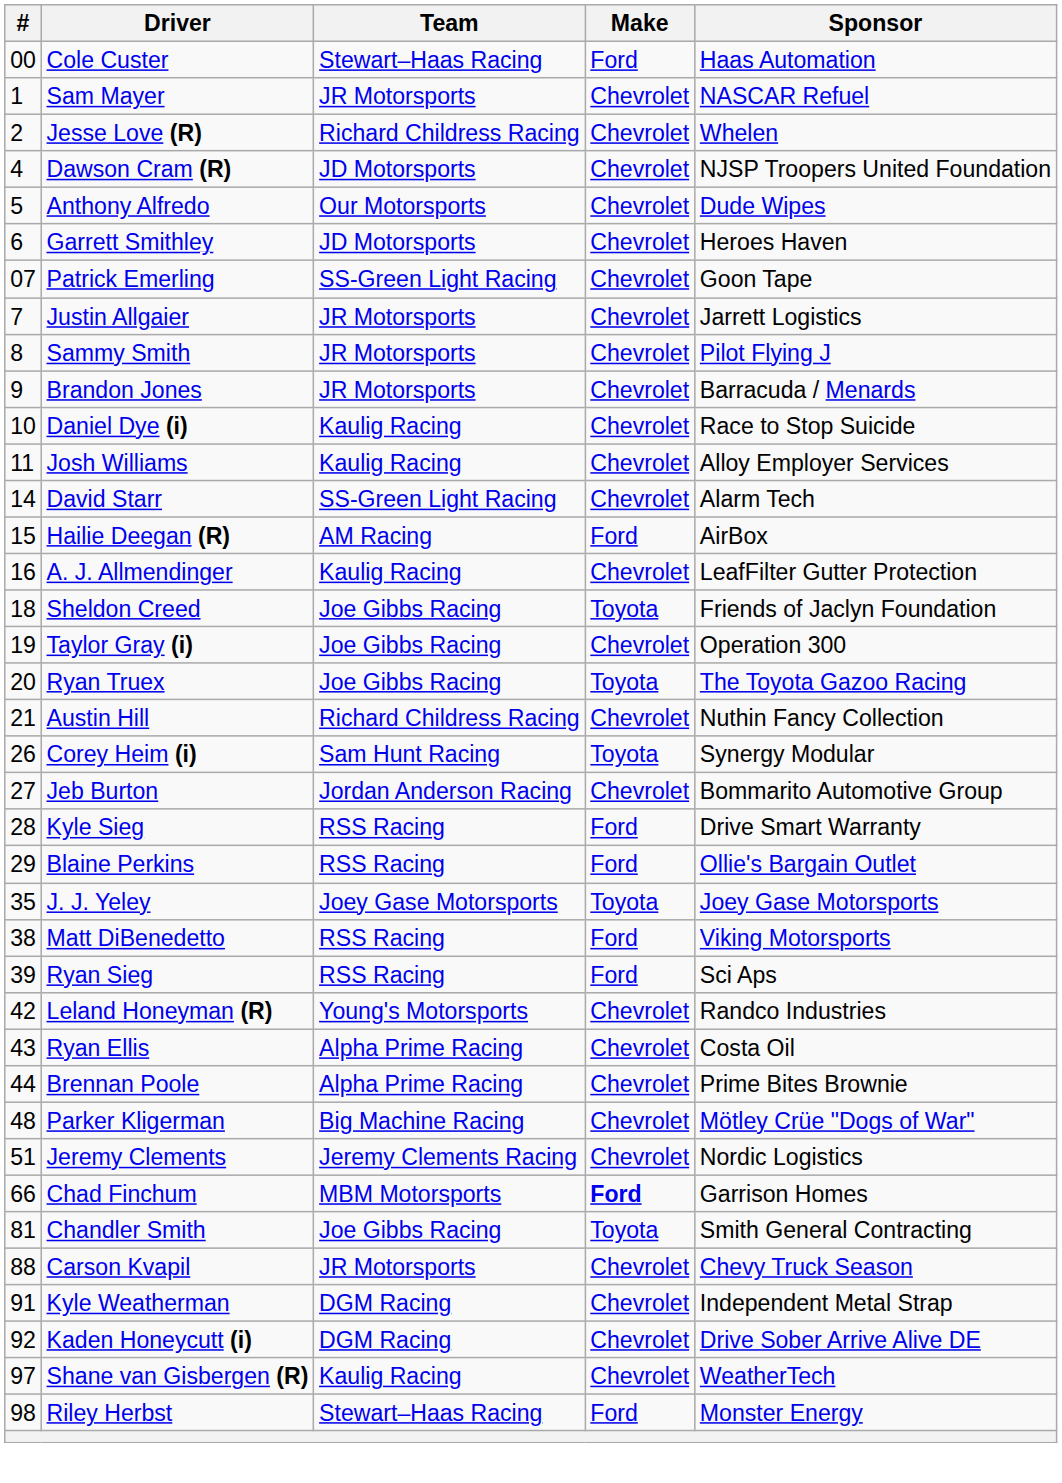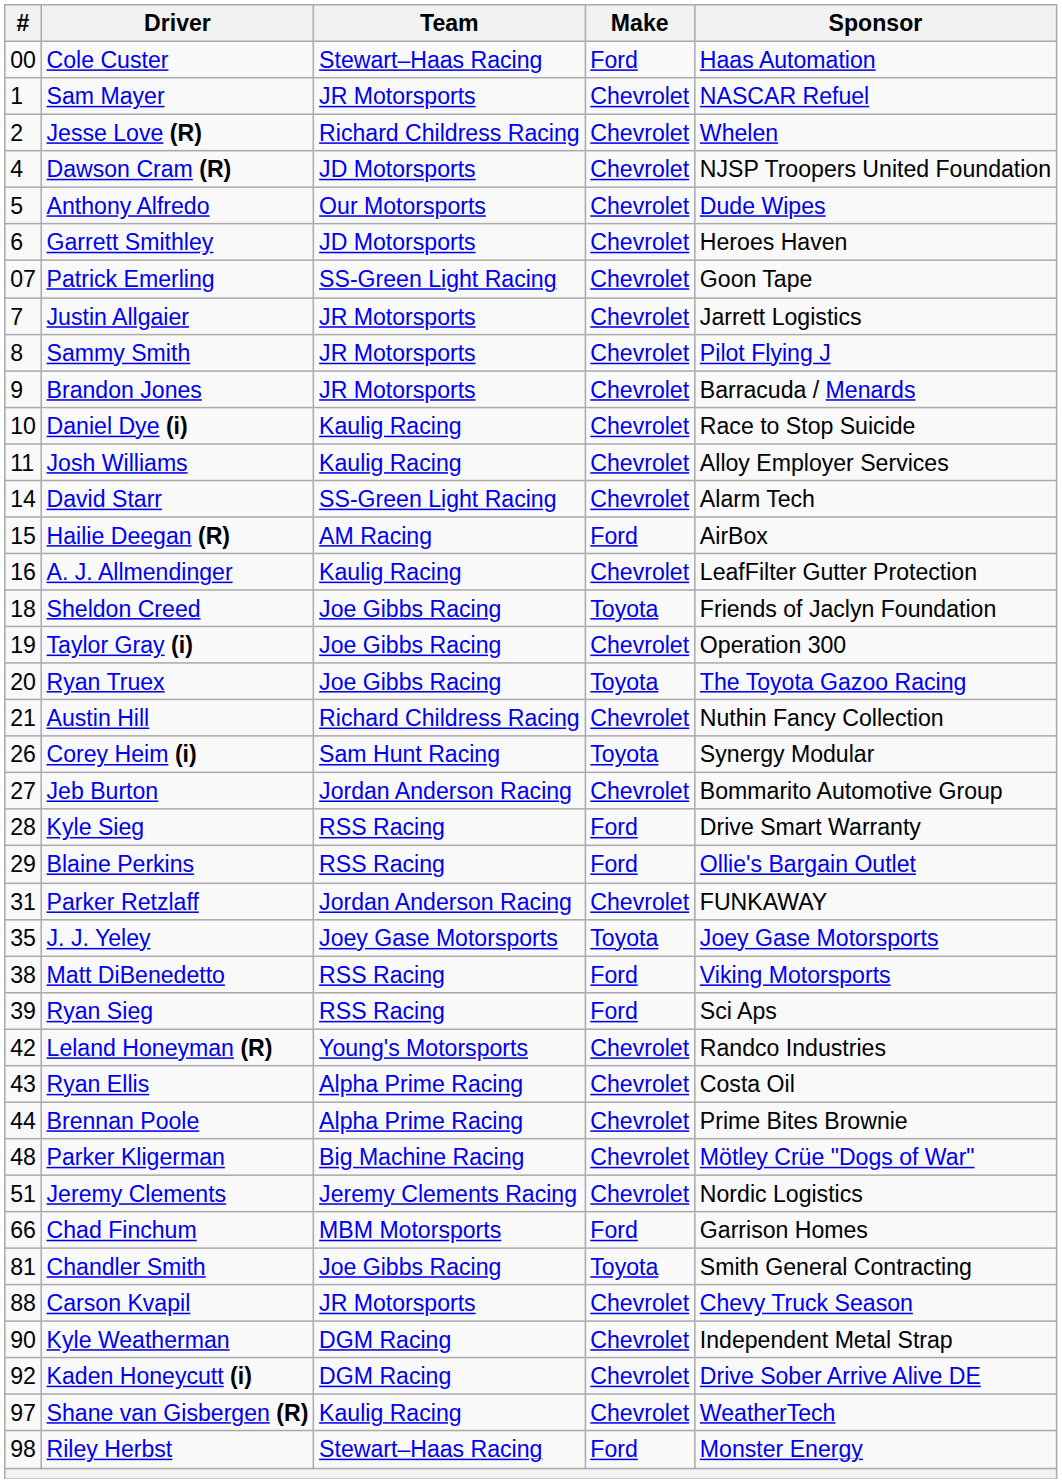+ row: (123, 901)
(616, 1194) bold -> (614, 1230) normal
(23, 1303) 91 -> (23, 1340) 90
